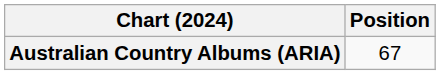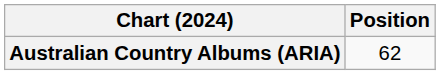(390, 52) 67 -> (390, 52) 62
